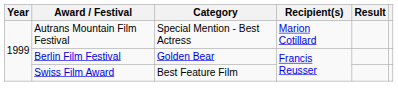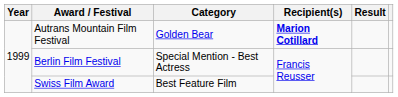(208, 34) Special Mention - Best Actress -> (184, 34) Golden Bear
(298, 34) normal -> (297, 34) bold
(186, 56) Golden Bear -> (207, 62) Special Mention - Best Actress
